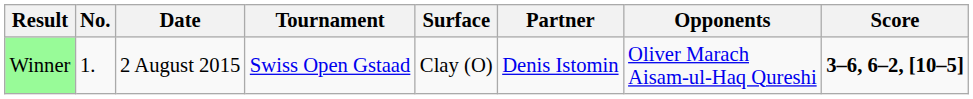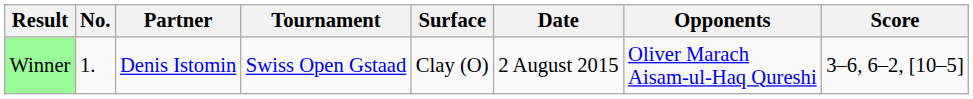columns swapped: (180, 20) <-> (560, 20)
(895, 65) bold -> (895, 65) normal
